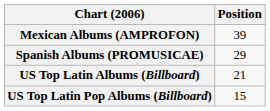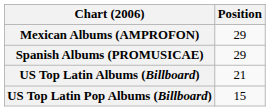(240, 34) 39 -> (240, 34) 29
